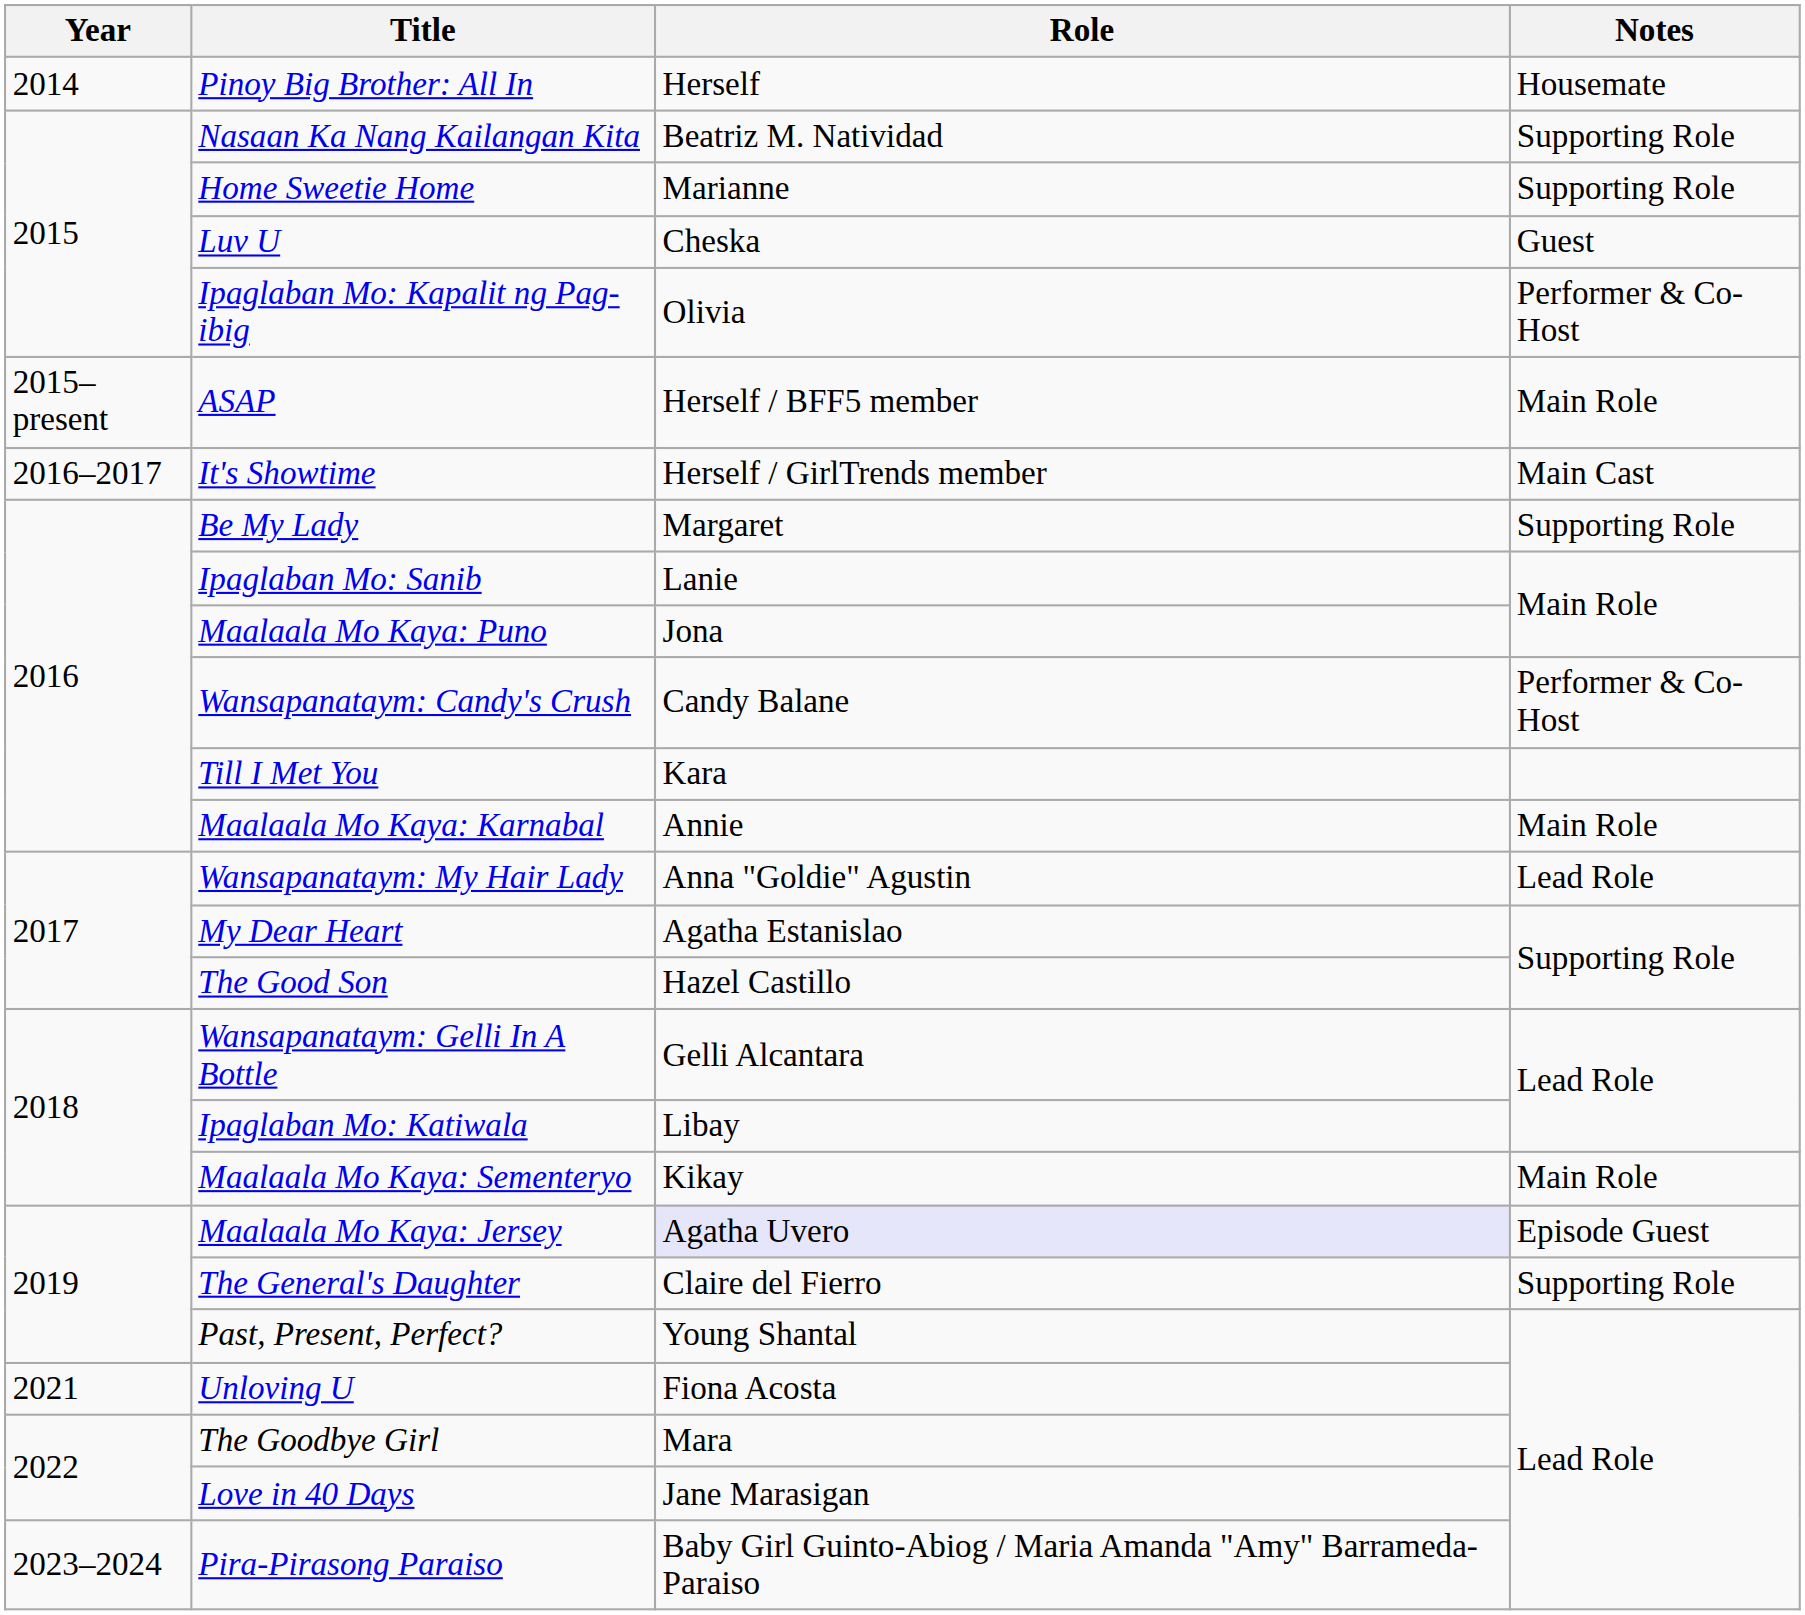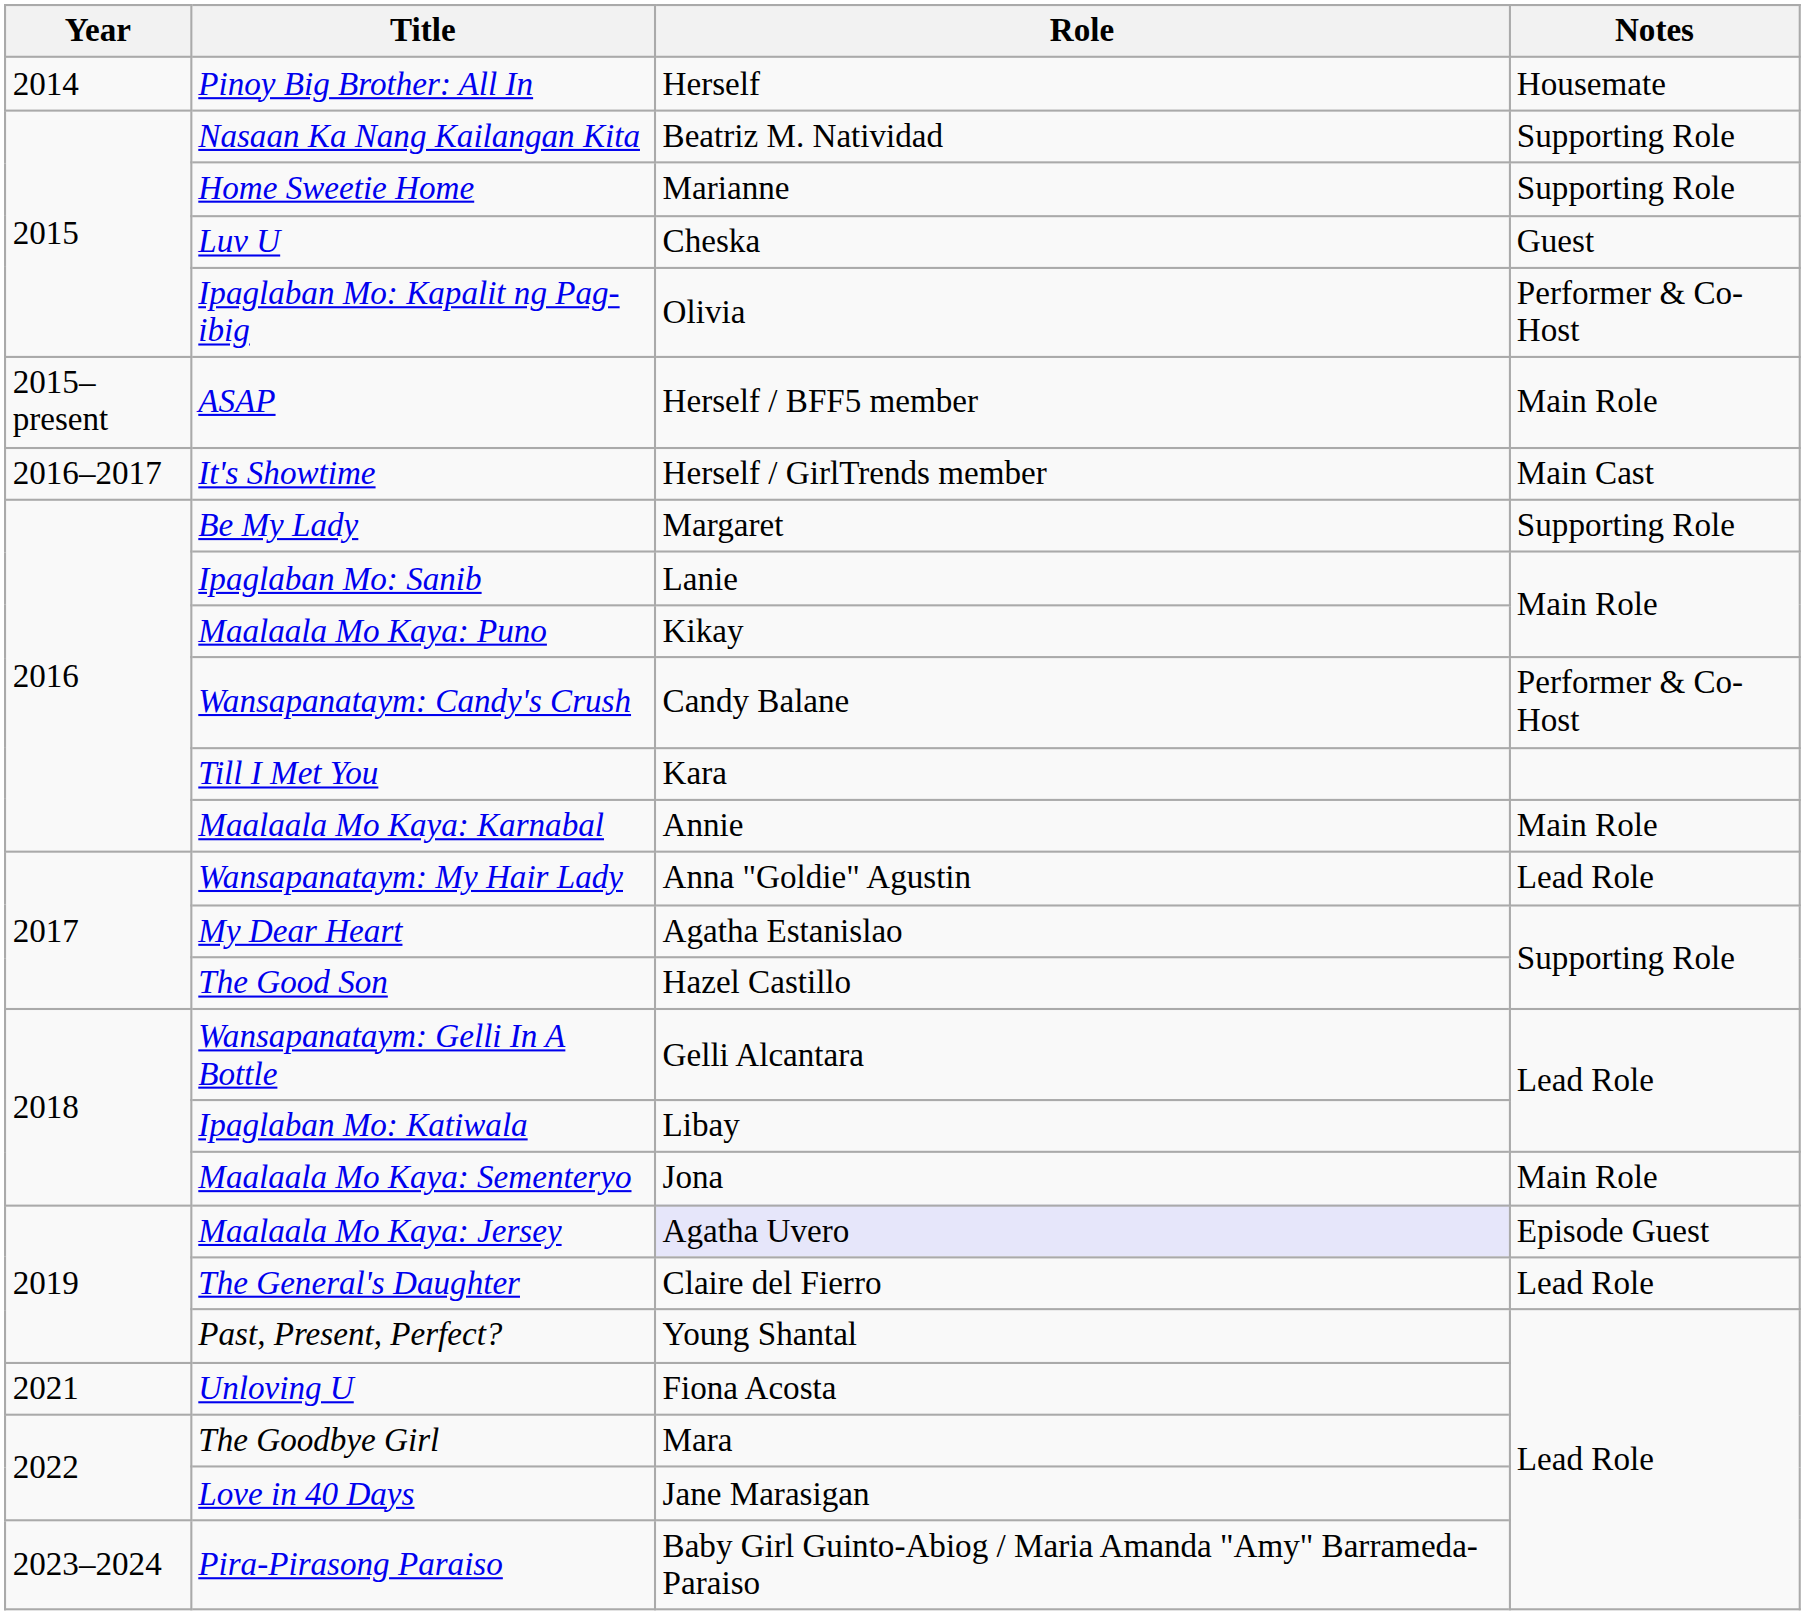(693, 630) Jona -> (703, 630) Kikay
(703, 1177) Kikay -> (693, 1177) Jona
(1626, 1282) Supporting Role -> (1585, 1282) Lead Role
